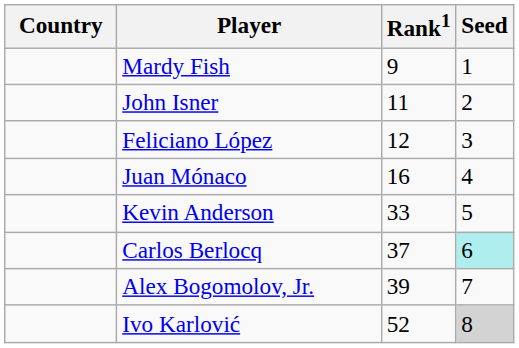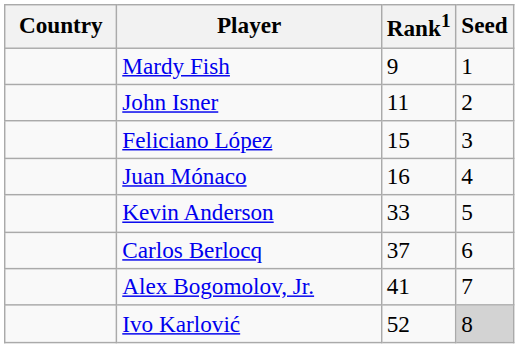(398, 139) 12 -> (398, 139) 15
(467, 249) paleturquoise background -> (467, 249) no background
(398, 286) 39 -> (398, 286) 41
